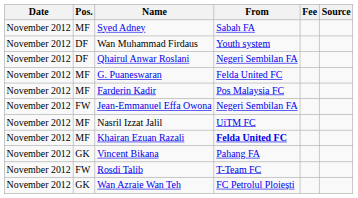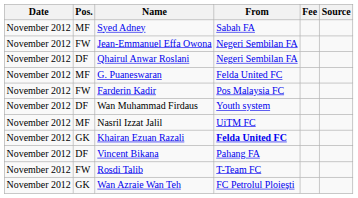rows swapped: (148, 43) <-> (154, 106)
(83, 91) MF -> (83, 91) FW
(83, 138) MF -> (83, 138) GK
(83, 153) GK -> (82, 153) DF
